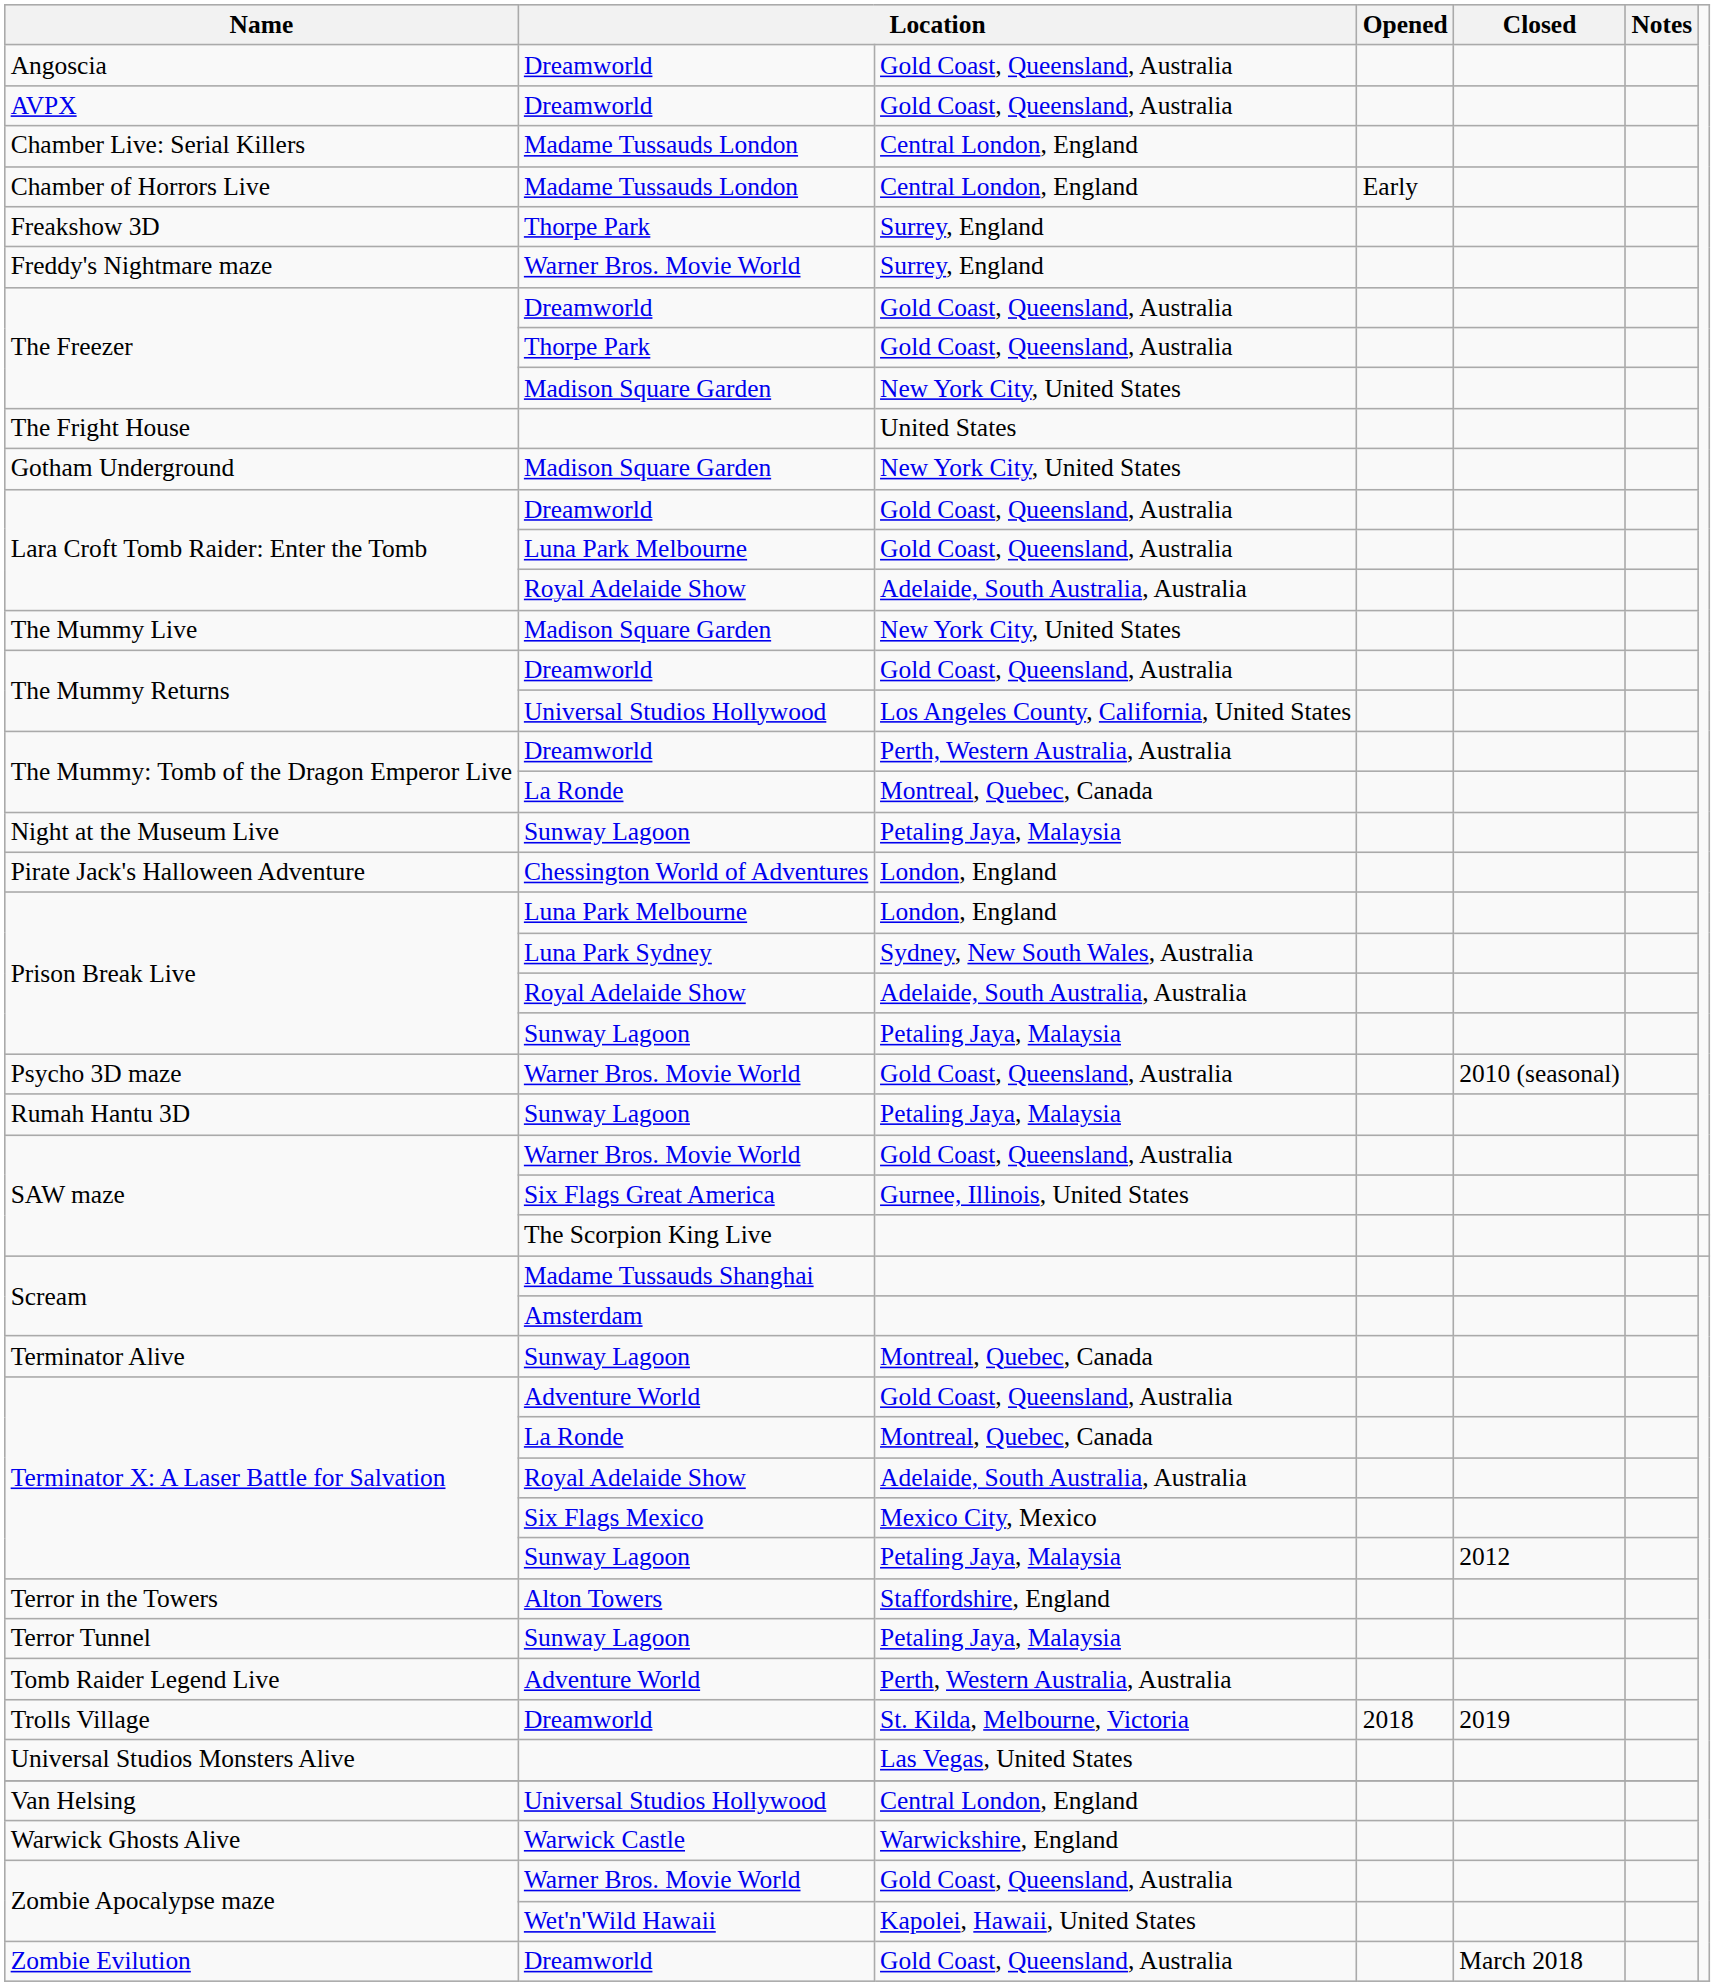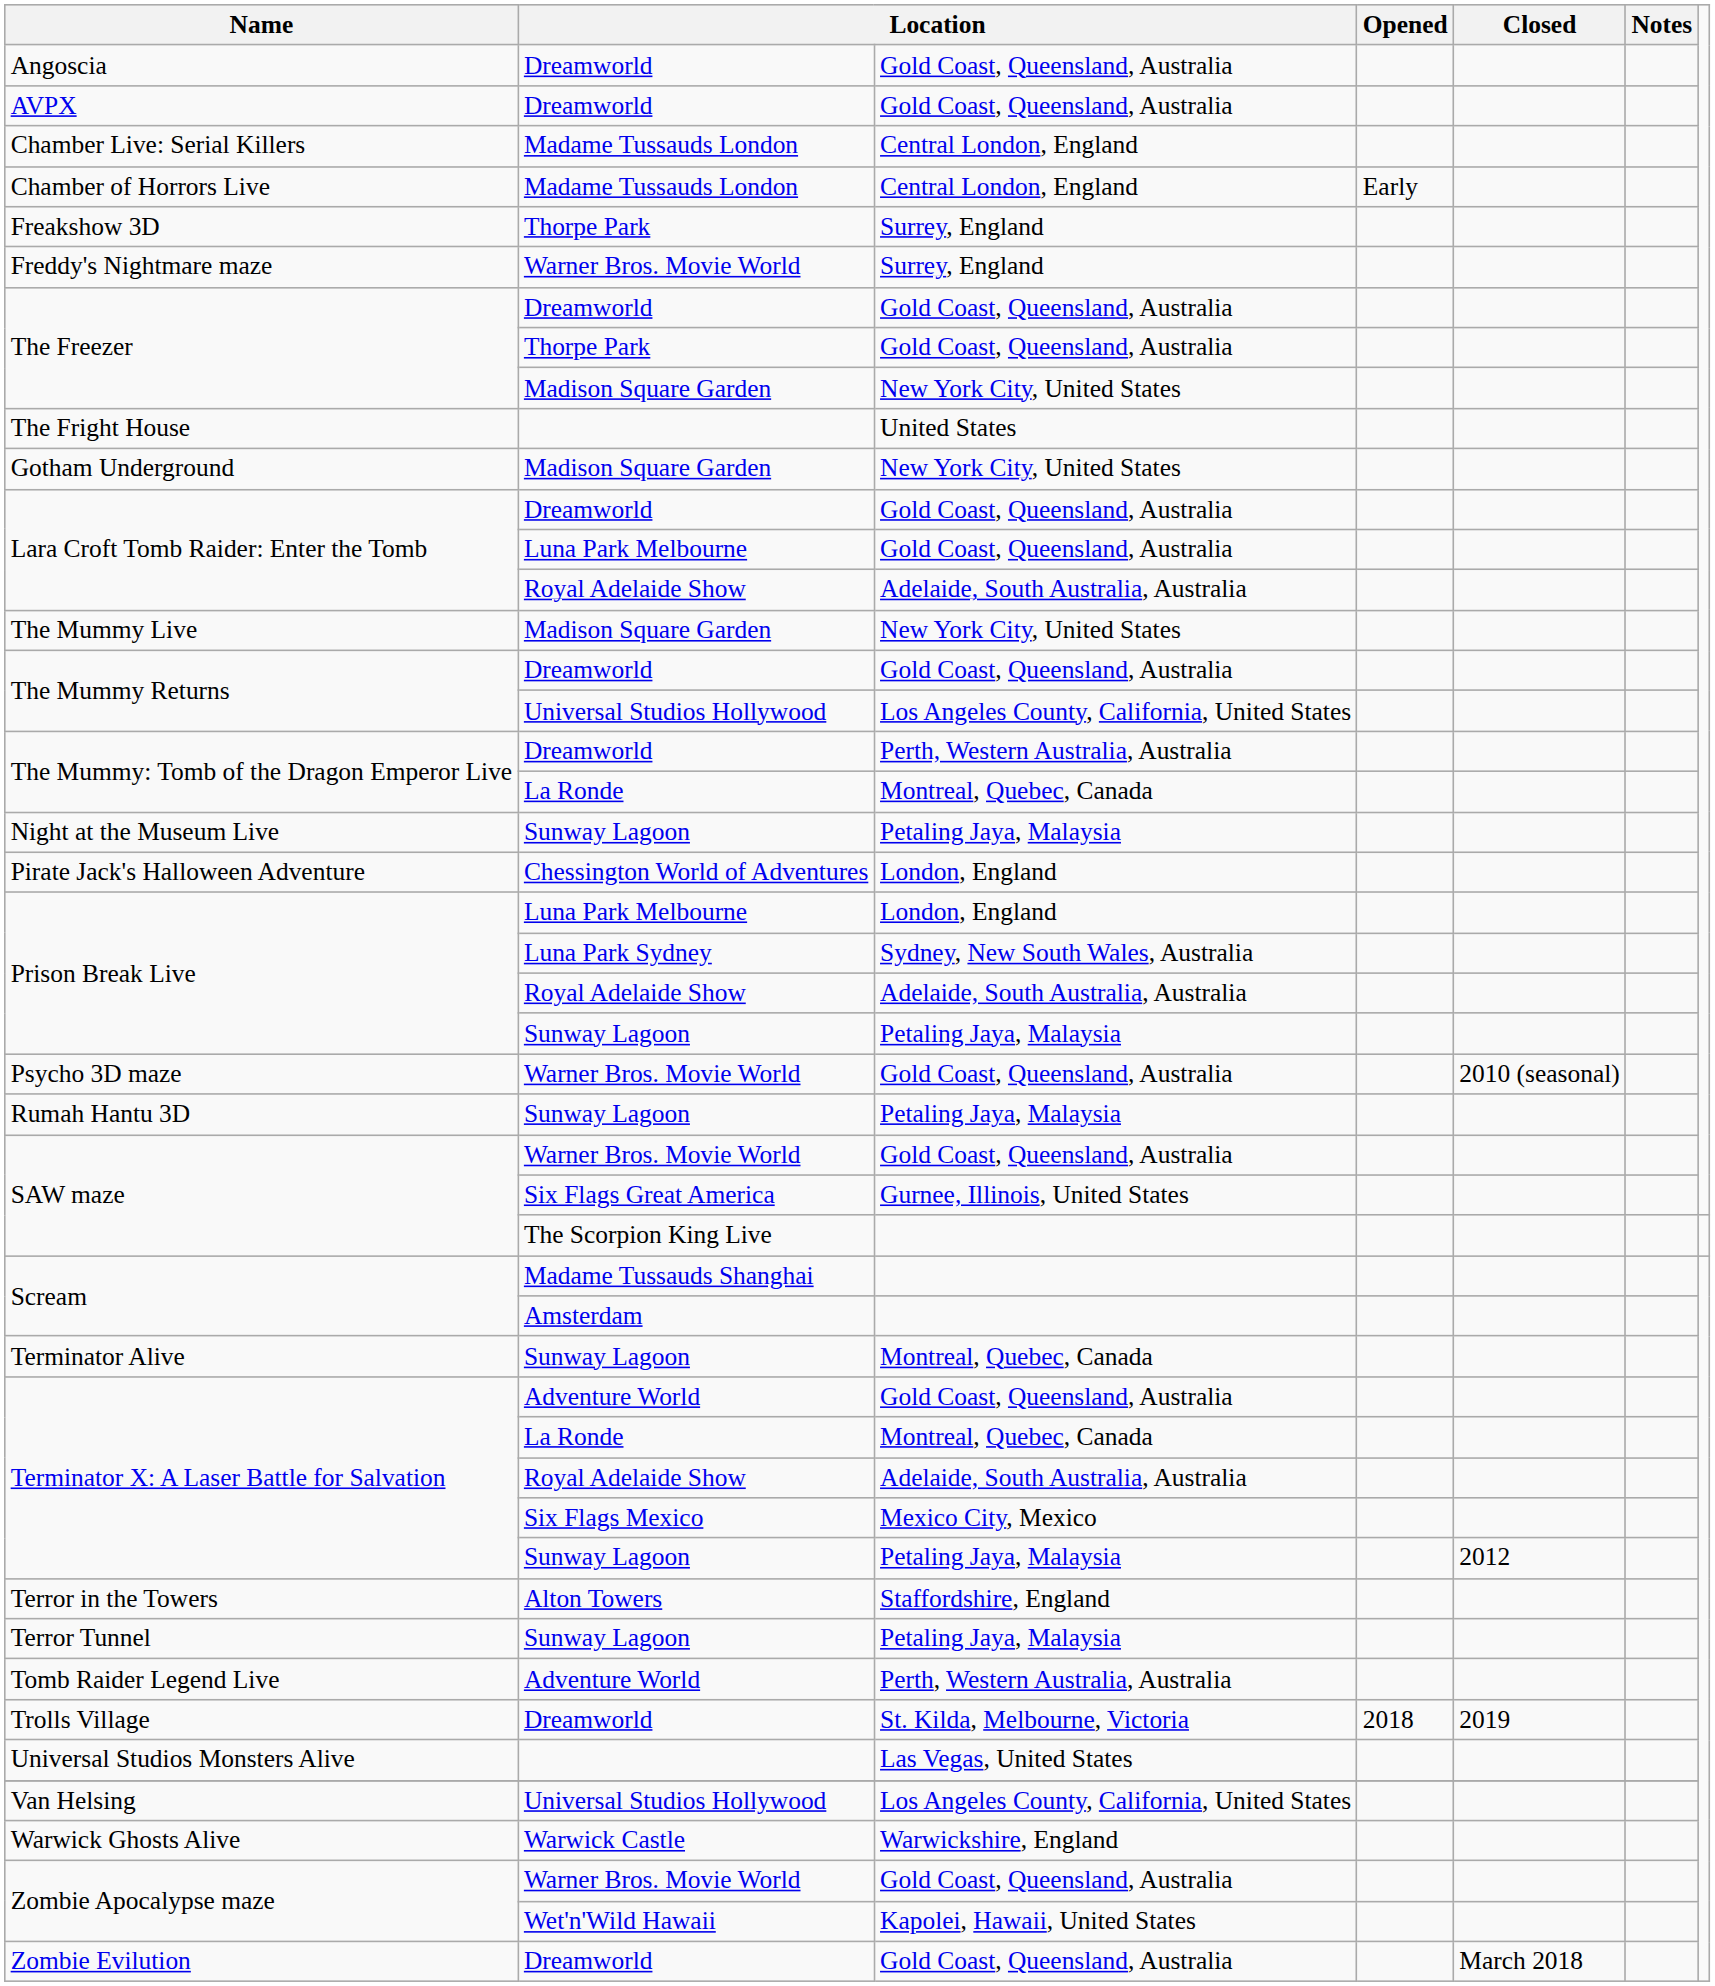(1009, 1799) Central London, England -> (1116, 1799) Los Angeles County, California, United States
